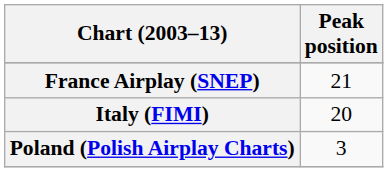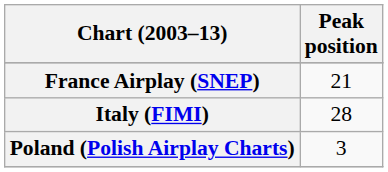(341, 114) 20 -> (341, 114) 28
